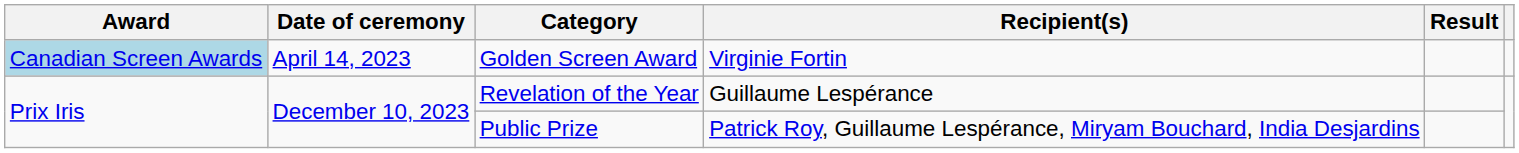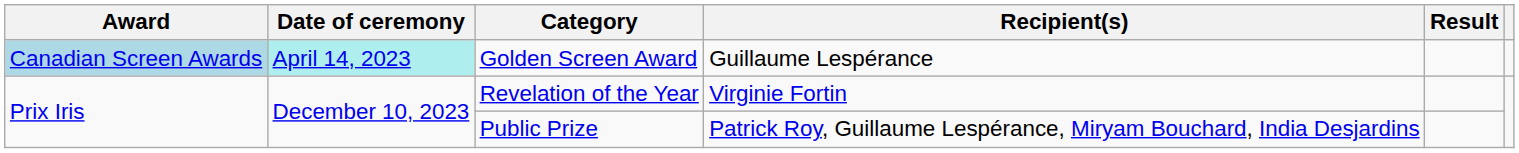(342, 57) no background -> (342, 57) paleturquoise background
(778, 57) Virginie Fortin -> (821, 57) Guillaume Lespérance
(821, 93) Guillaume Lespérance -> (778, 93) Virginie Fortin
